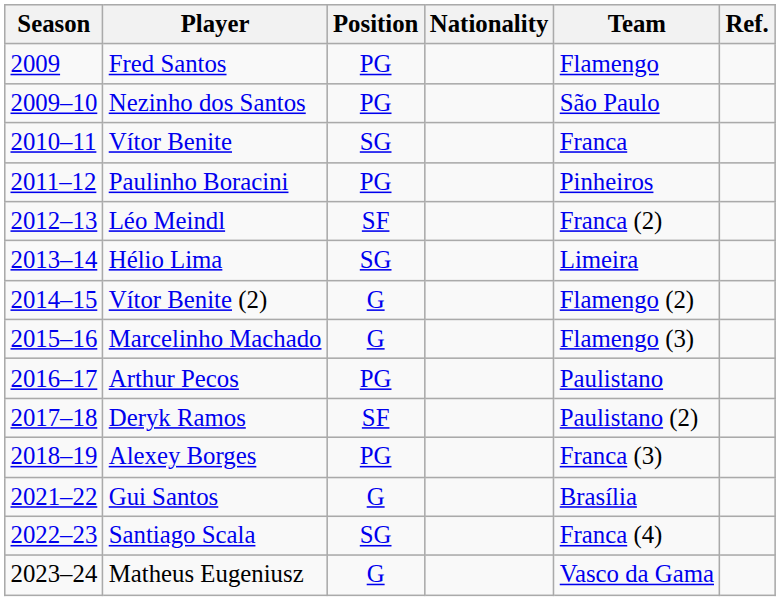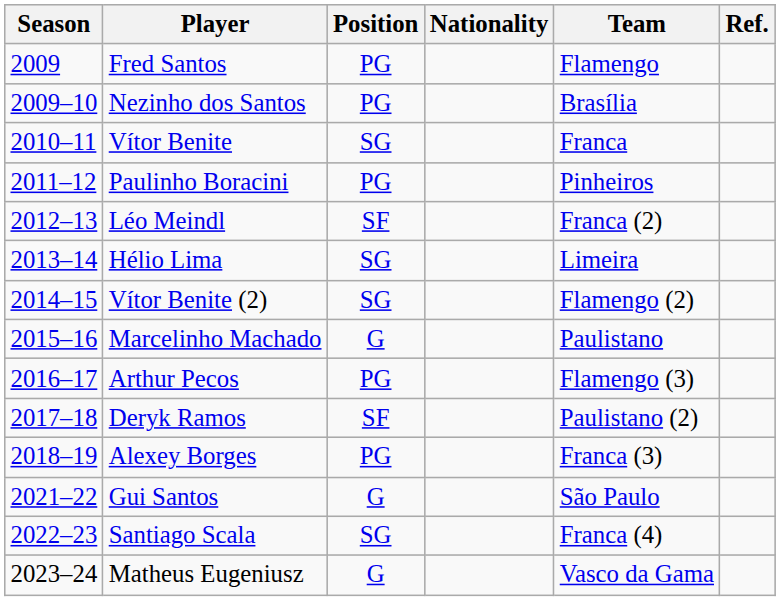(610, 102) São Paulo -> (598, 102) Brasília
(376, 299) G -> (376, 299) SG
(627, 338) Flamengo (3) -> (611, 338) Paulistano
(611, 378) Paulistano -> (627, 378) Flamengo (3)
(598, 496) Brasília -> (610, 496) São Paulo
